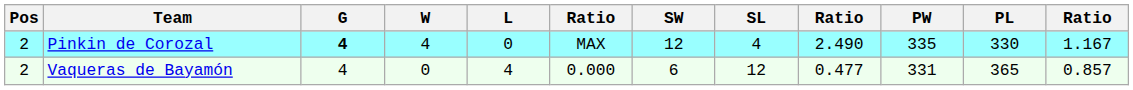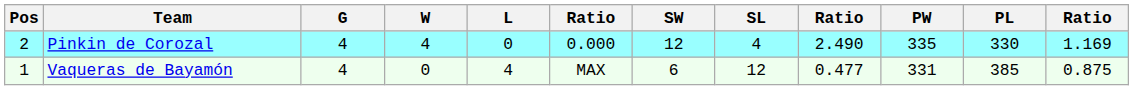(343, 44) bold -> (343, 44) normal
(591, 44) MAX -> (591, 44) 0.000
(1087, 44) 1.167 -> (1087, 44) 1.169
(24, 71) 2 -> (24, 71) 1
(591, 71) 0.000 -> (591, 71) MAX
(1005, 71) 365 -> (1005, 71) 385
(1087, 71) 0.857 -> (1087, 71) 0.875
